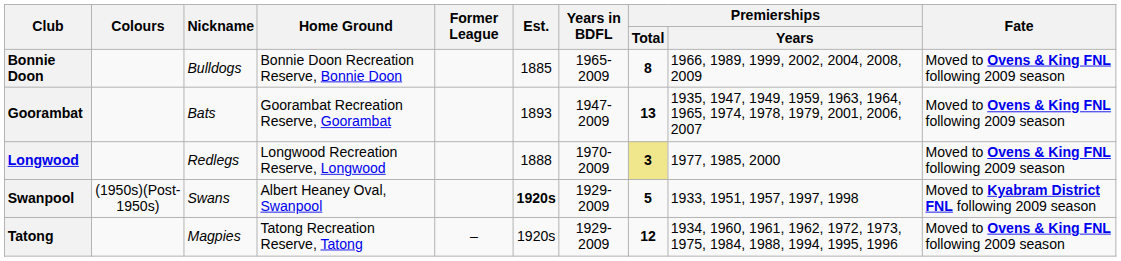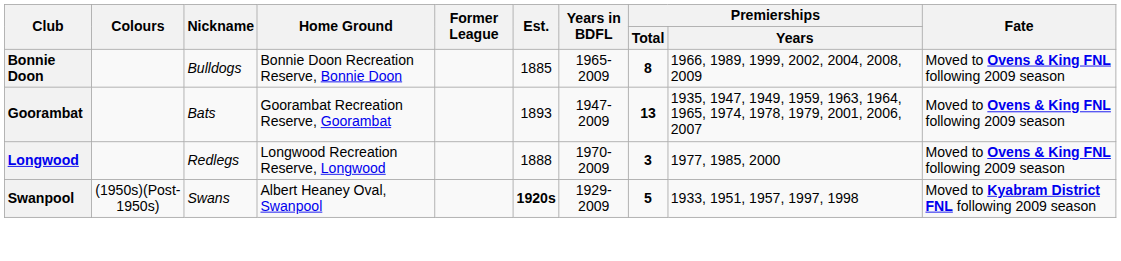(648, 160) khaki background -> (648, 160) no background
- row: (31, 236)
